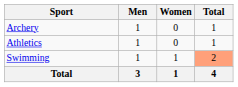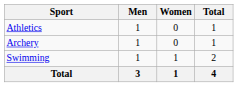rows swapped: (23, 27) <-> (24, 43)
(214, 58) lightsalmon background -> (214, 58) no background
